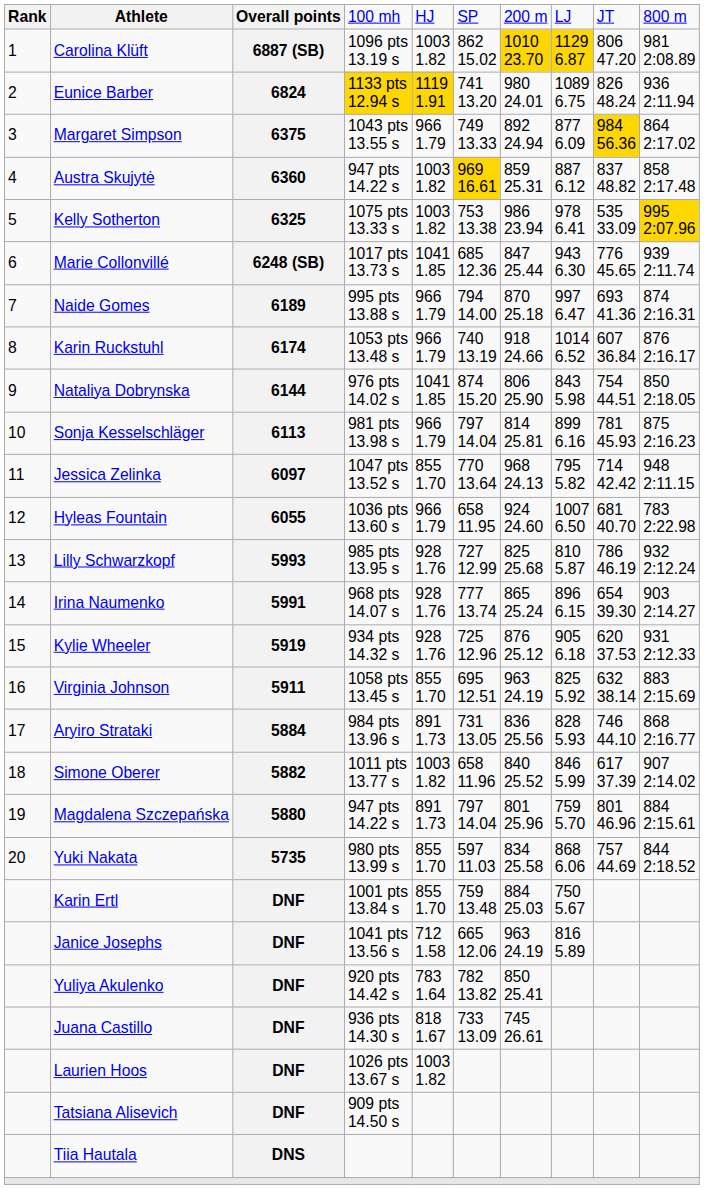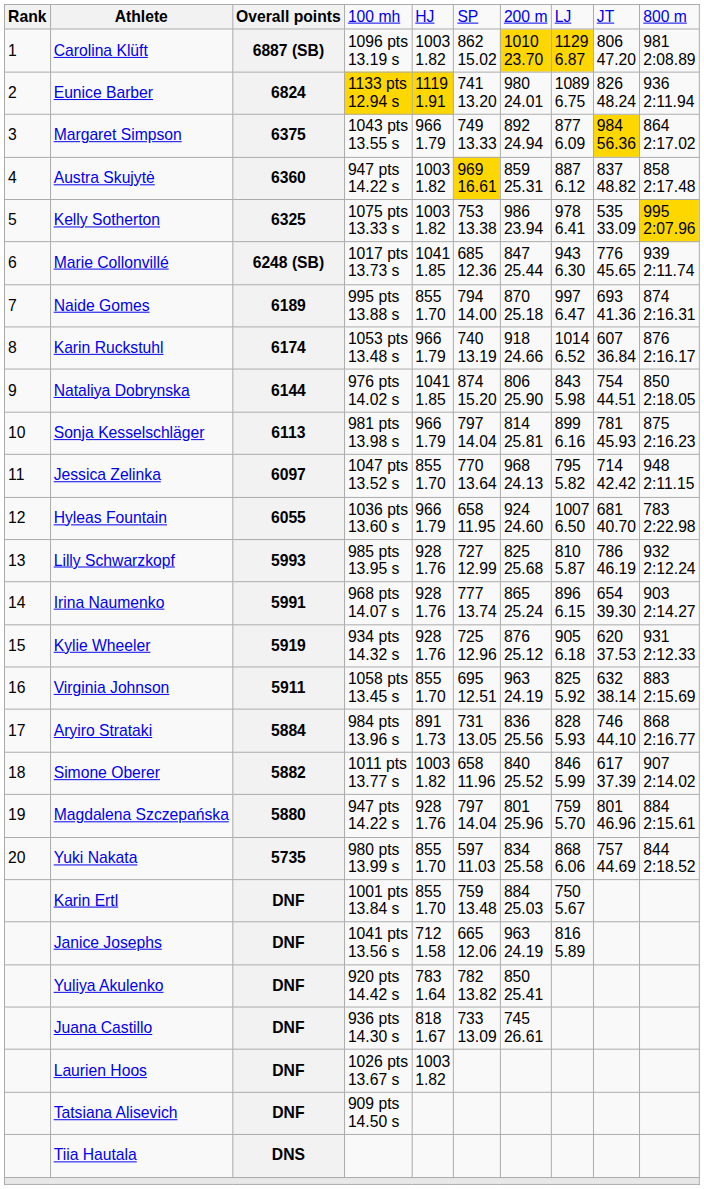(431, 305) 966 1.79 -> (431, 305) 855 1.70
(431, 815) 891 1.73 -> (431, 815) 928 1.76
